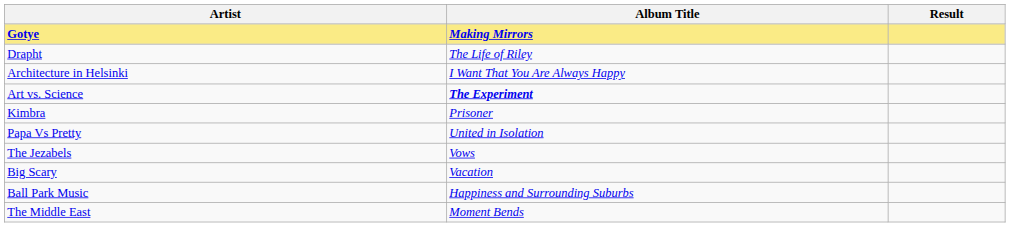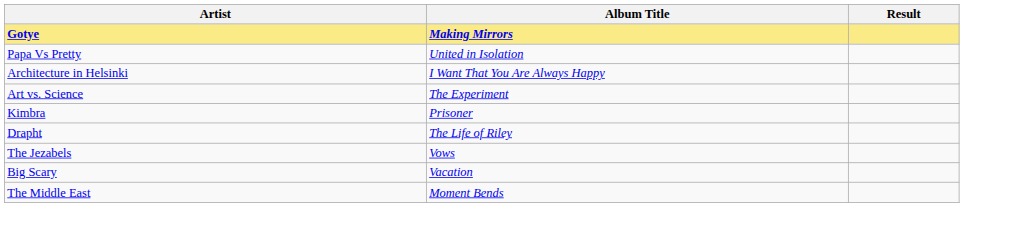rows swapped: (25, 53) <-> (44, 133)
(491, 93) bold -> (469, 93) normal
- row: (48, 192)
